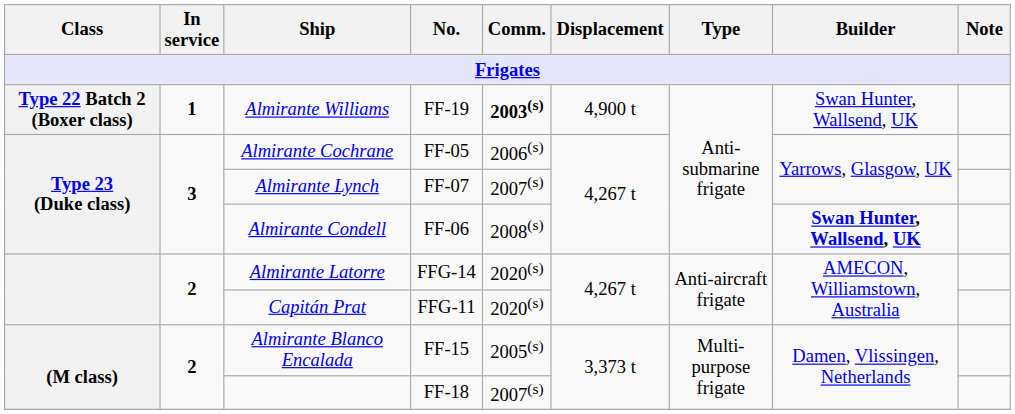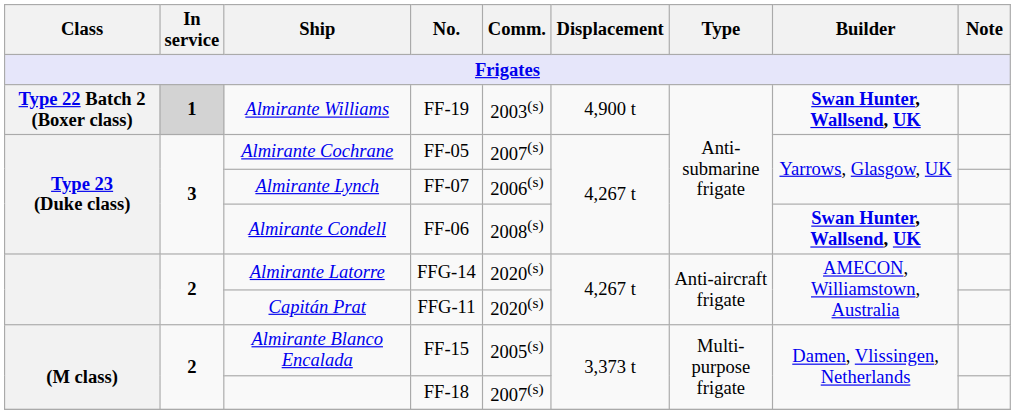(192, 109) no background -> (192, 109) lightgrey background
(517, 109) bold -> (517, 109) normal
(866, 109) normal -> (866, 109) bold
(517, 151) 2006(s) -> (517, 151) 2007(s)
(517, 186) 2007(s) -> (517, 186) 2006(s)
